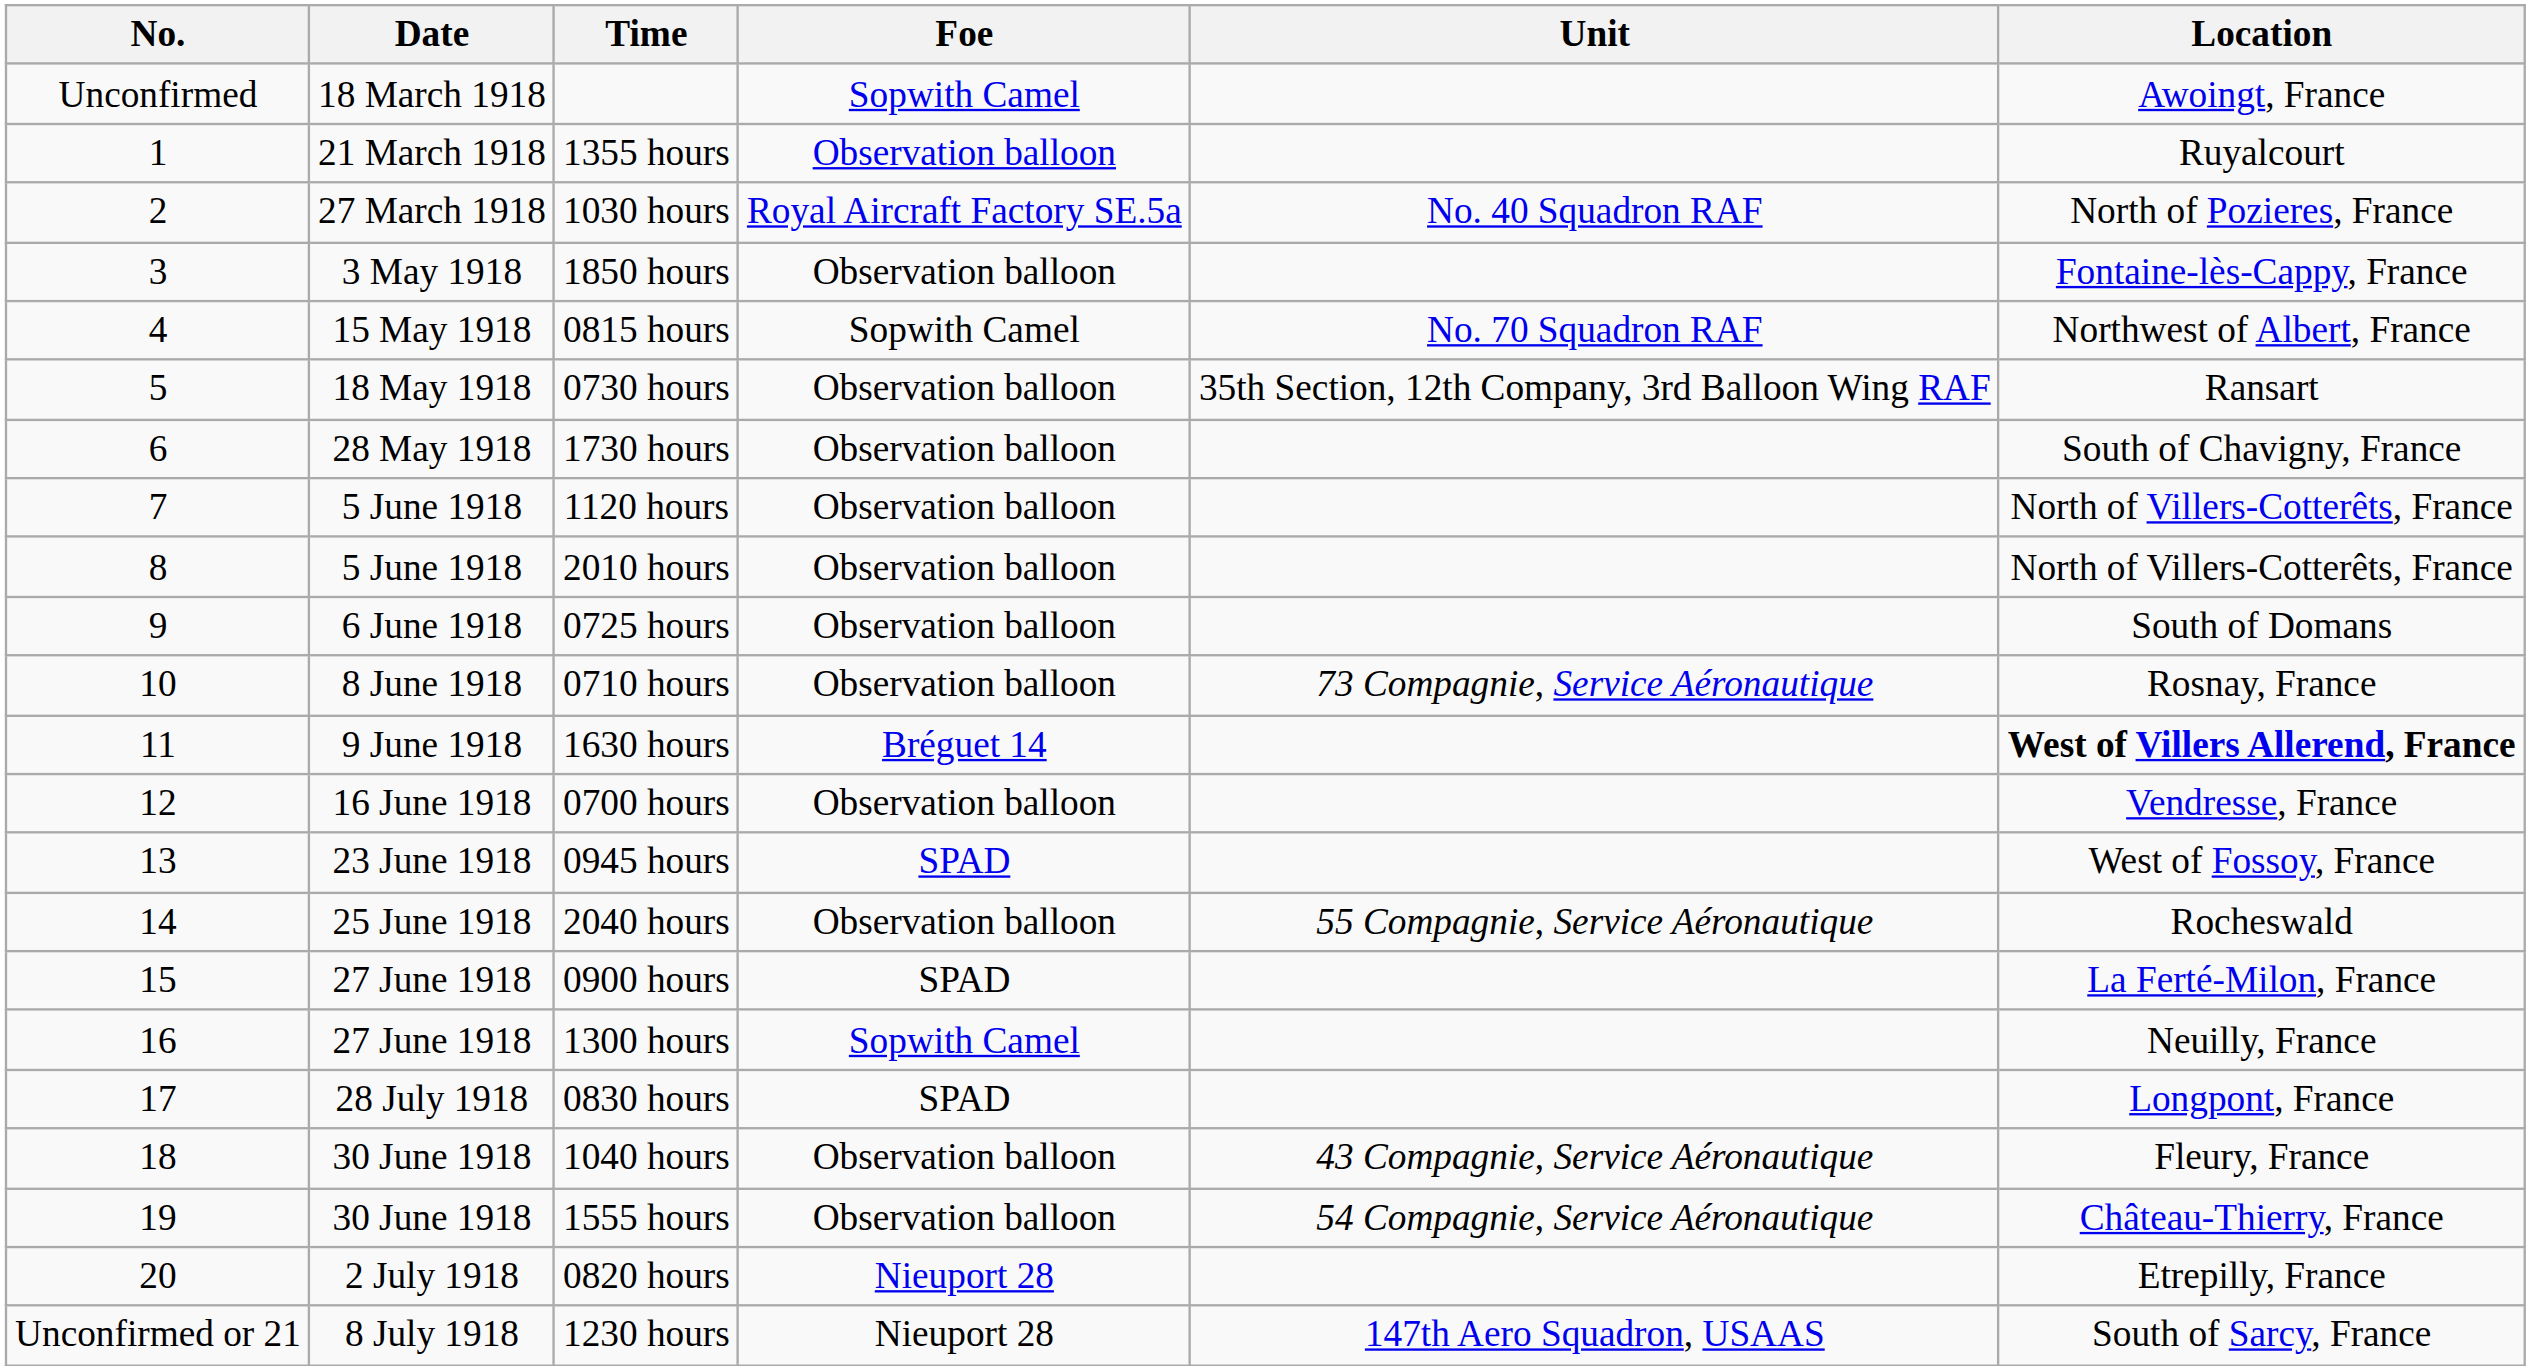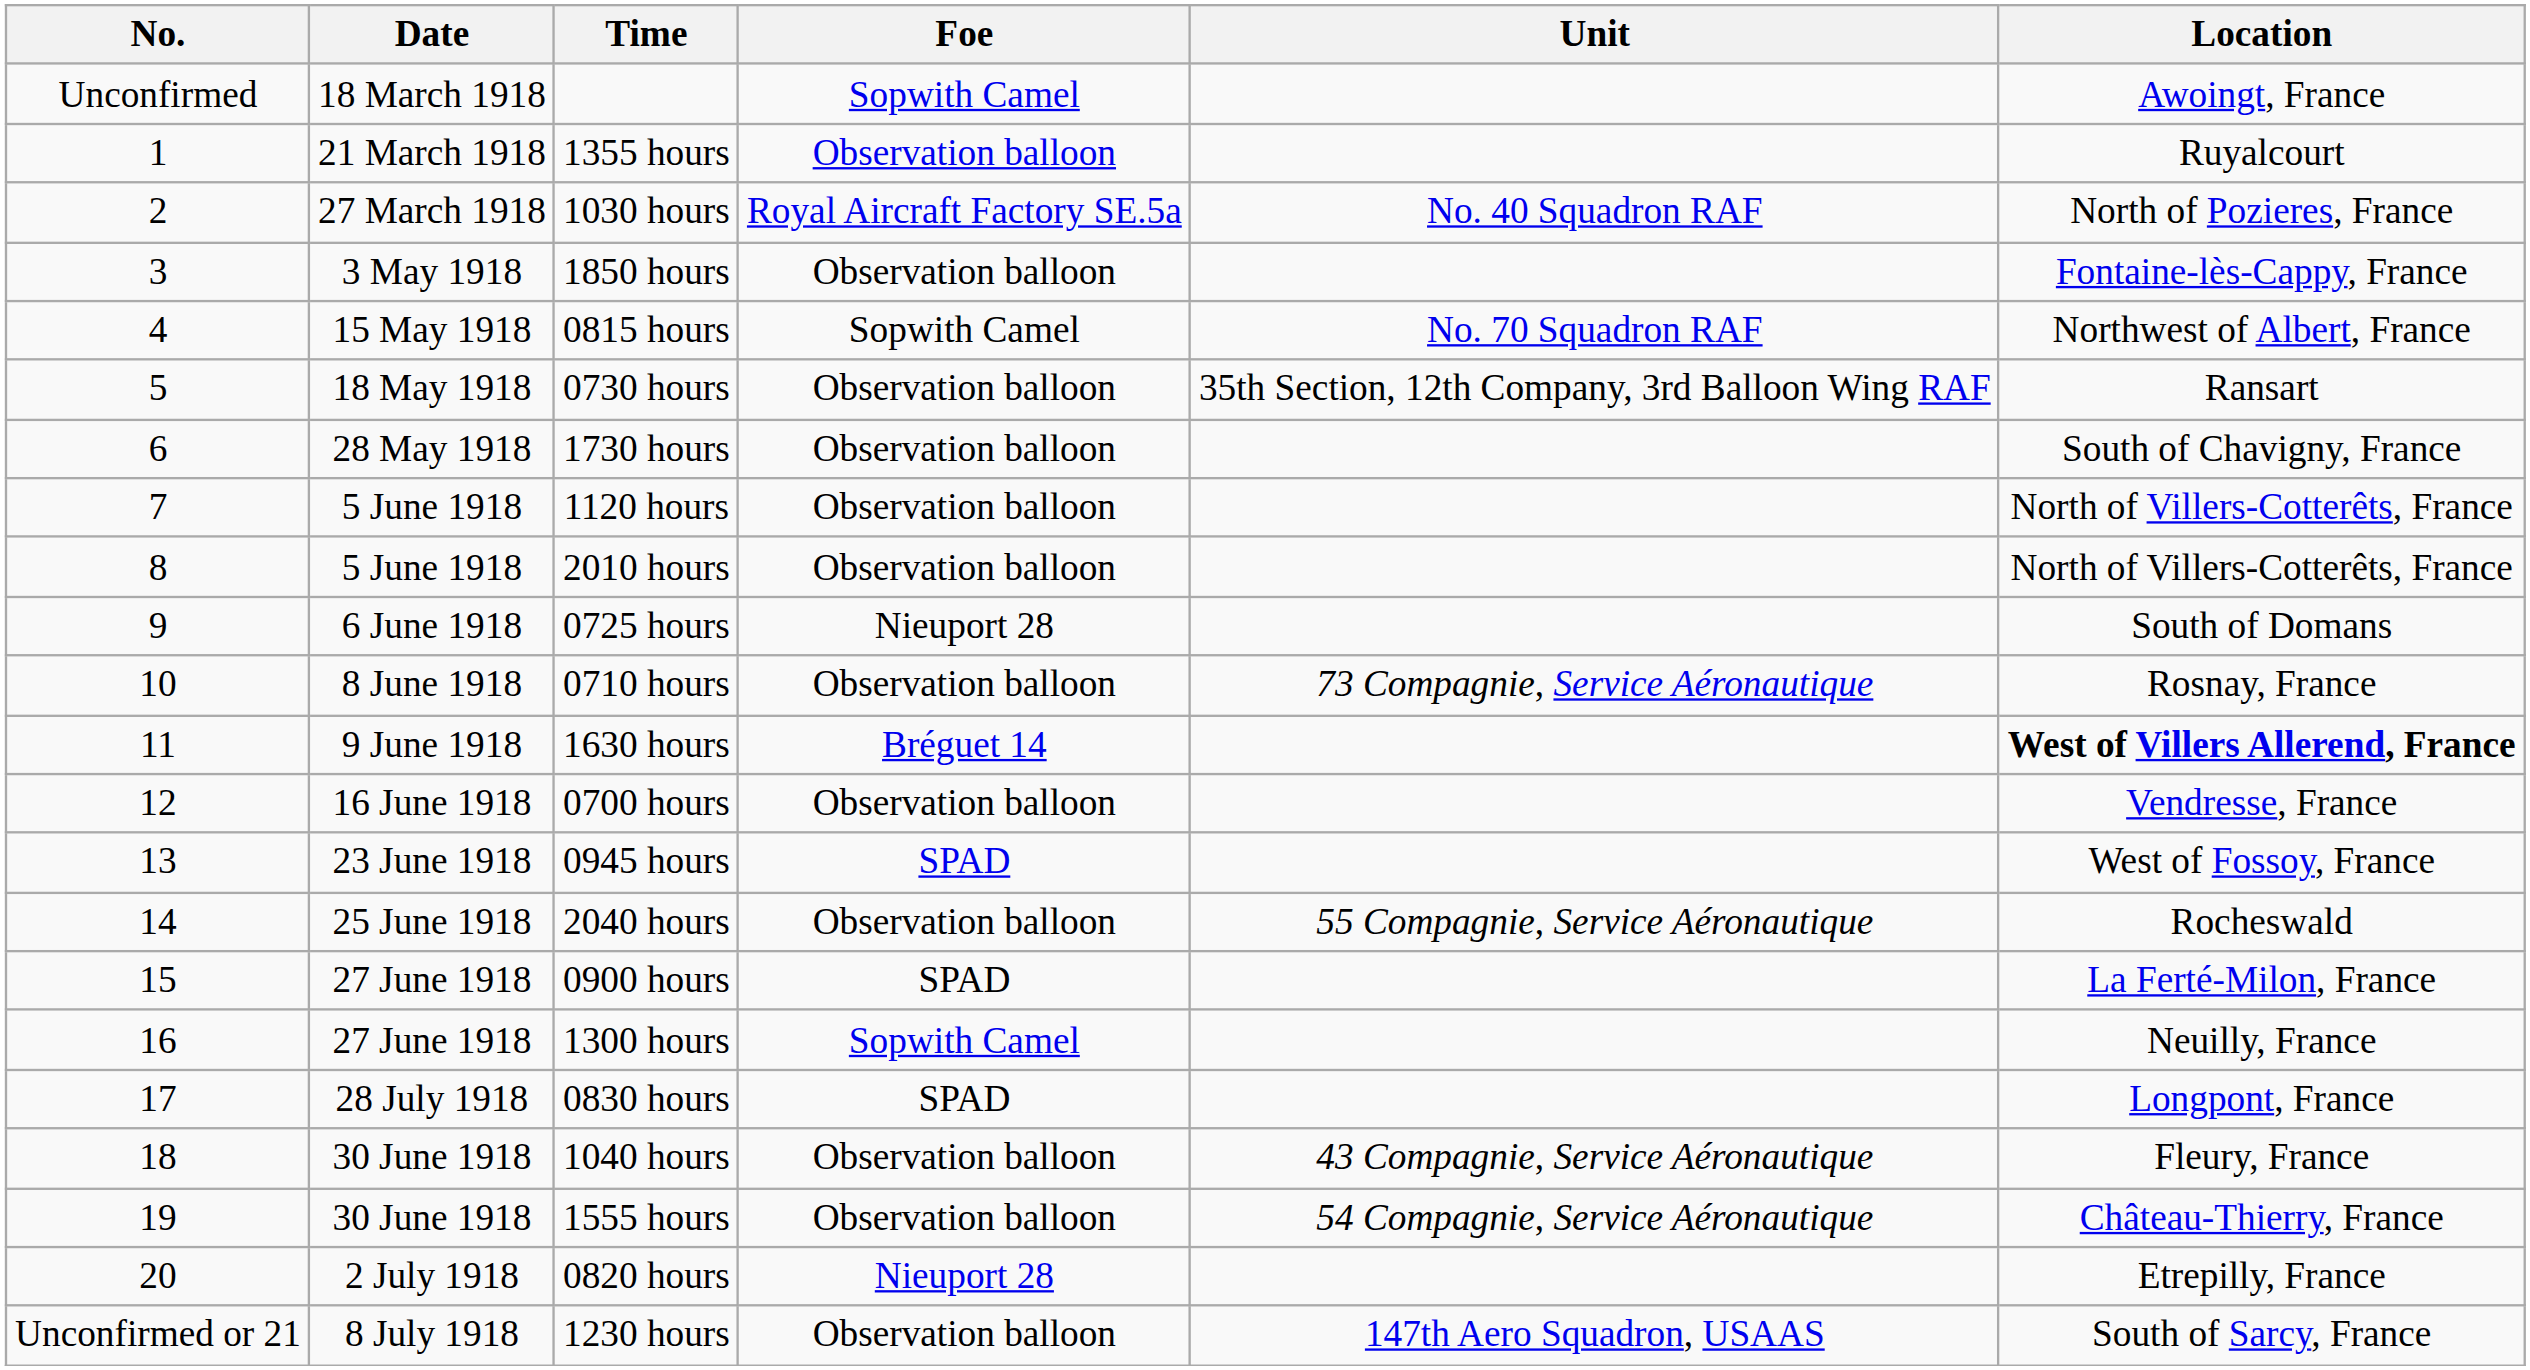(964, 625) Observation balloon -> (964, 625) Nieuport 28
(964, 1334) Nieuport 28 -> (964, 1334) Observation balloon
